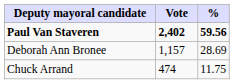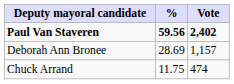columns swapped: (177, 13) <-> (213, 13)
